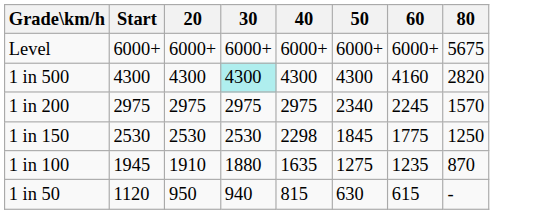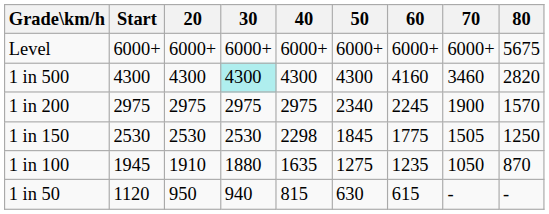+ column: (471, 19)
